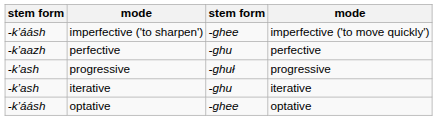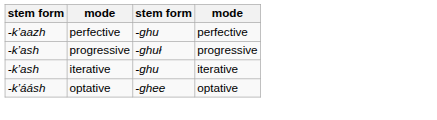- row: (136, 32)
